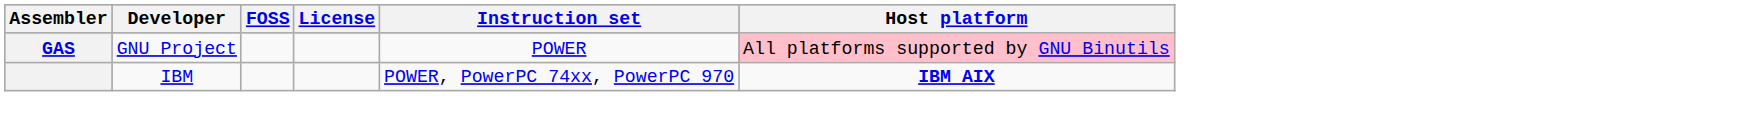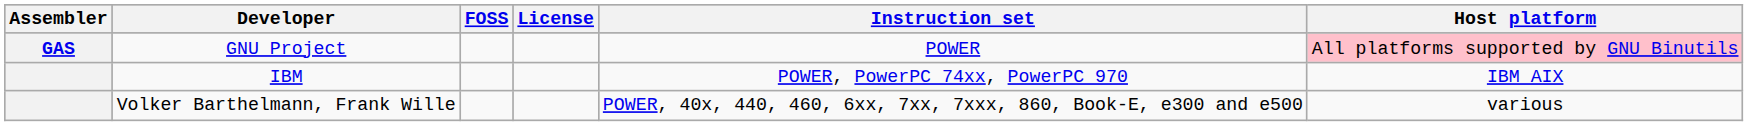(956, 77) bold -> (1525, 77) normal
+ row: (286, 105)
